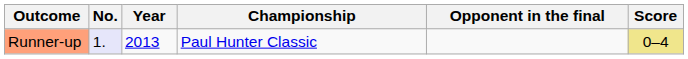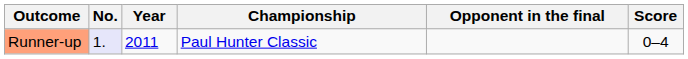(142, 41) 2013 -> (142, 41) 2011
(656, 41) khaki background -> (656, 41) no background
